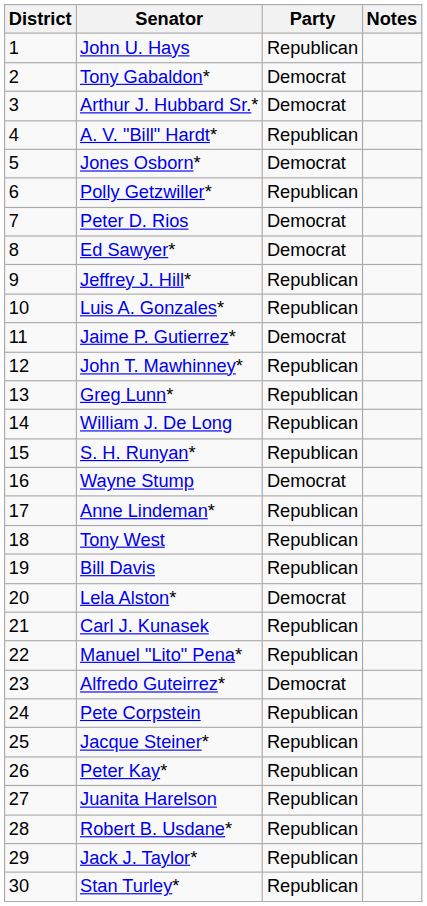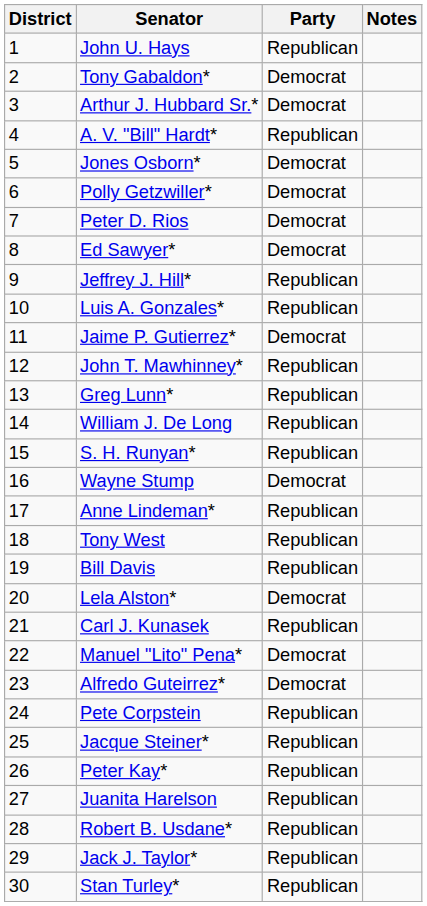(313, 192) Republican -> (306, 192) Democrat
(313, 655) Republican -> (306, 655) Democrat
